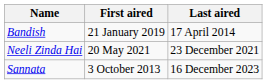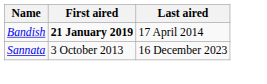(126, 32) normal -> (92, 32) bold
- row: (45, 50)
